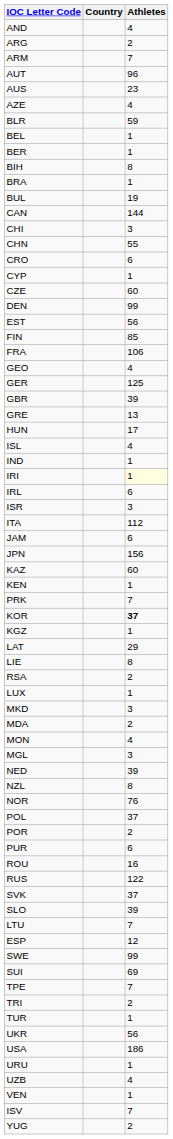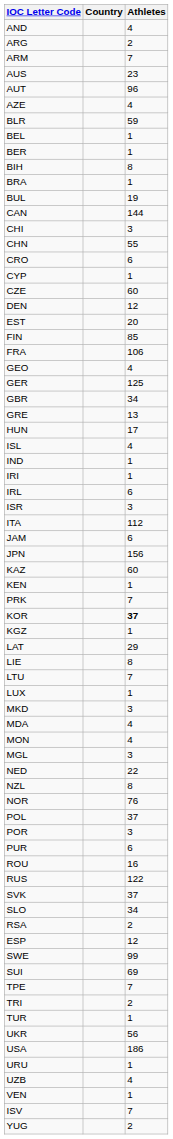rows swapped: (17, 89) <-> (16, 74)
(133, 306) 99 -> (133, 306) 12
(133, 321) 56 -> (133, 321) 20
(133, 399) 39 -> (133, 399) 34
(130, 476) lightyellow background -> (130, 476) no background
rows swapped: (15, 925) <-> (17, 677)
(130, 724) 2 -> (130, 724) 4
(133, 770) 39 -> (133, 770) 22
(130, 832) 2 -> (130, 832) 3
(133, 910) 39 -> (133, 910) 34
